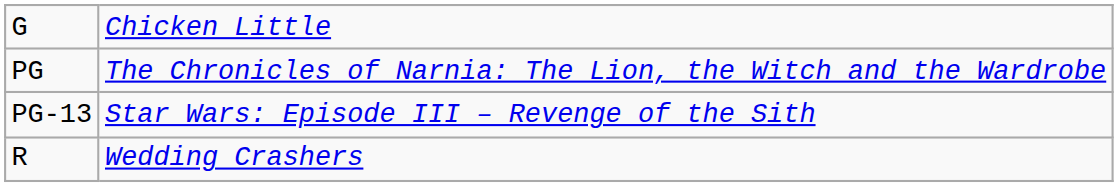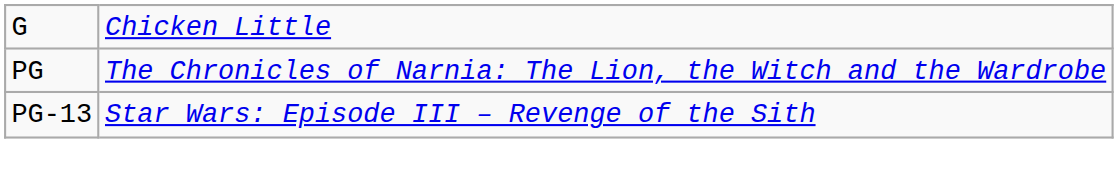- row: (20, 159)
